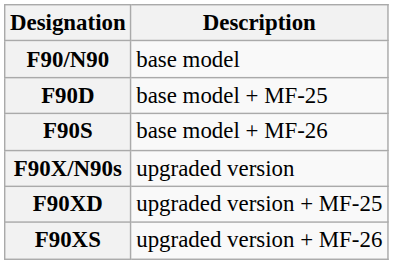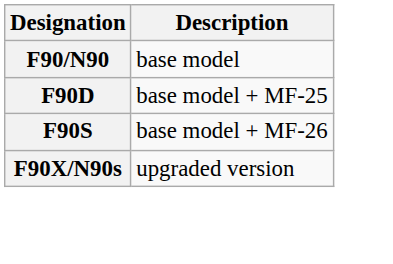- row: (68, 204)
- row: (68, 240)
